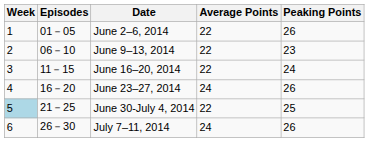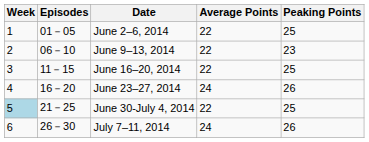(289, 31) 26 -> (289, 31) 25
(289, 69) 24 -> (289, 69) 25
